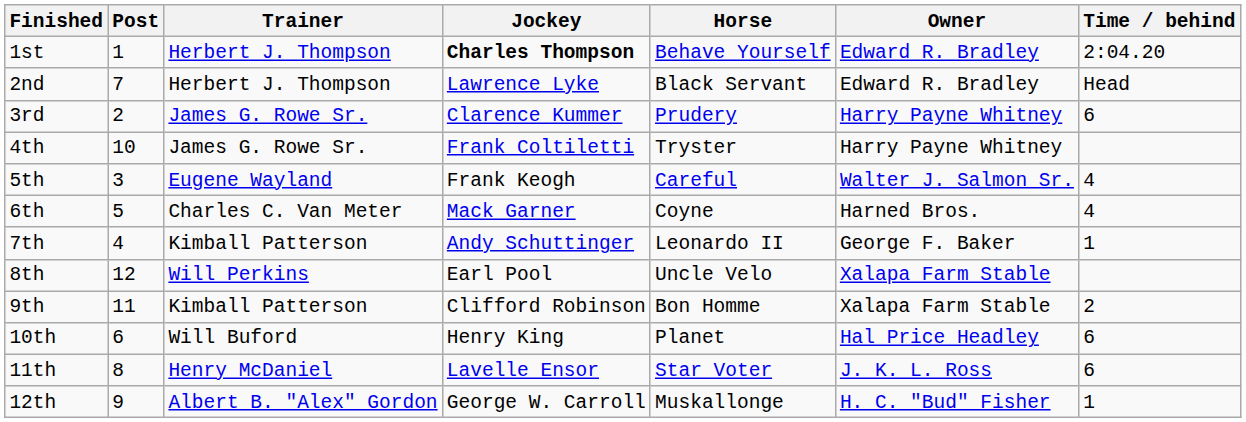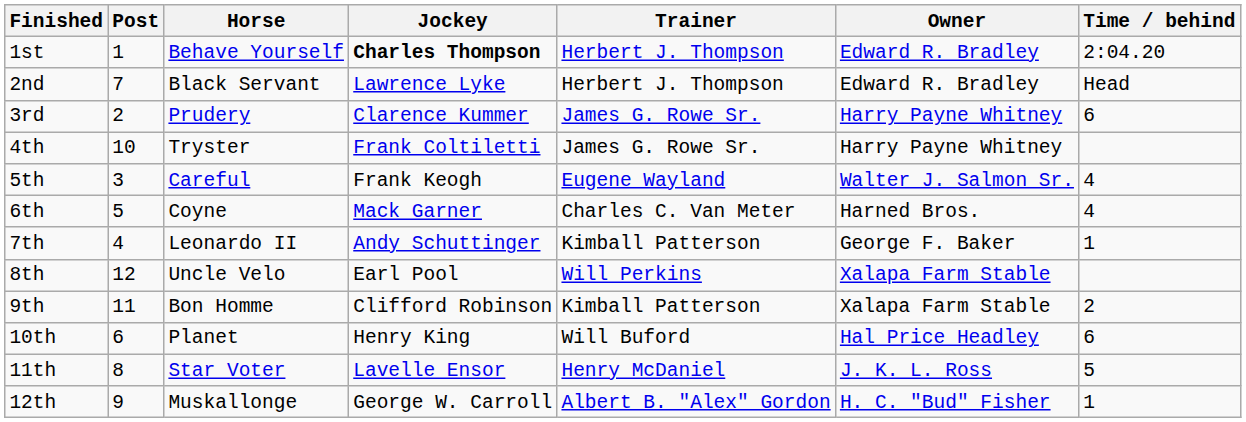columns swapped: (743, 21) <-> (303, 21)
(1089, 370) 6 -> (1089, 370) 5
